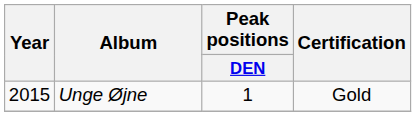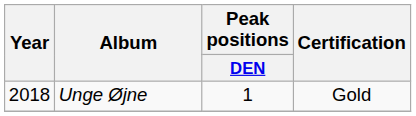(30, 95) 2015 -> (30, 95) 2018
